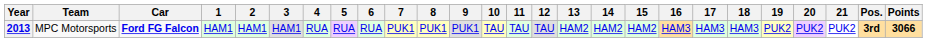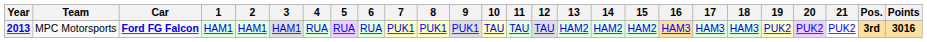(904, 29) 3066 -> (904, 29) 3016
